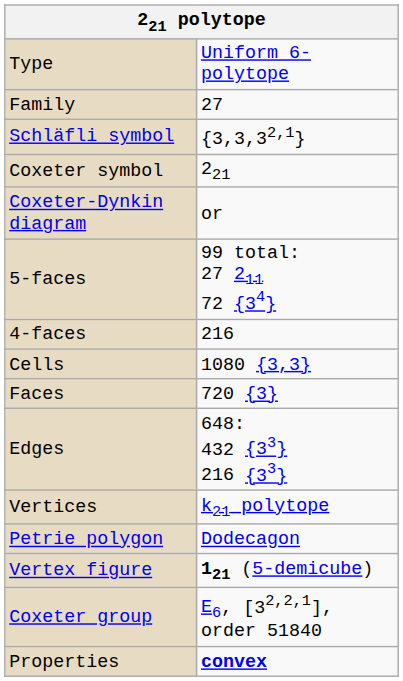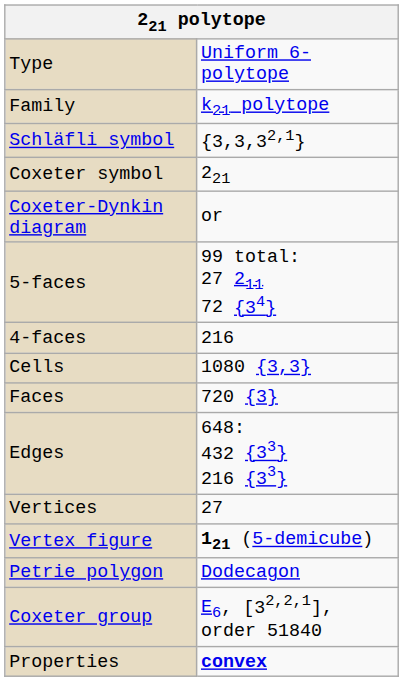(212, 105) 27 -> (265, 106) k21 polytope
(265, 507) k21 polytope -> (212, 509) 27
rows swapped: (81, 570) <-> (86, 539)
